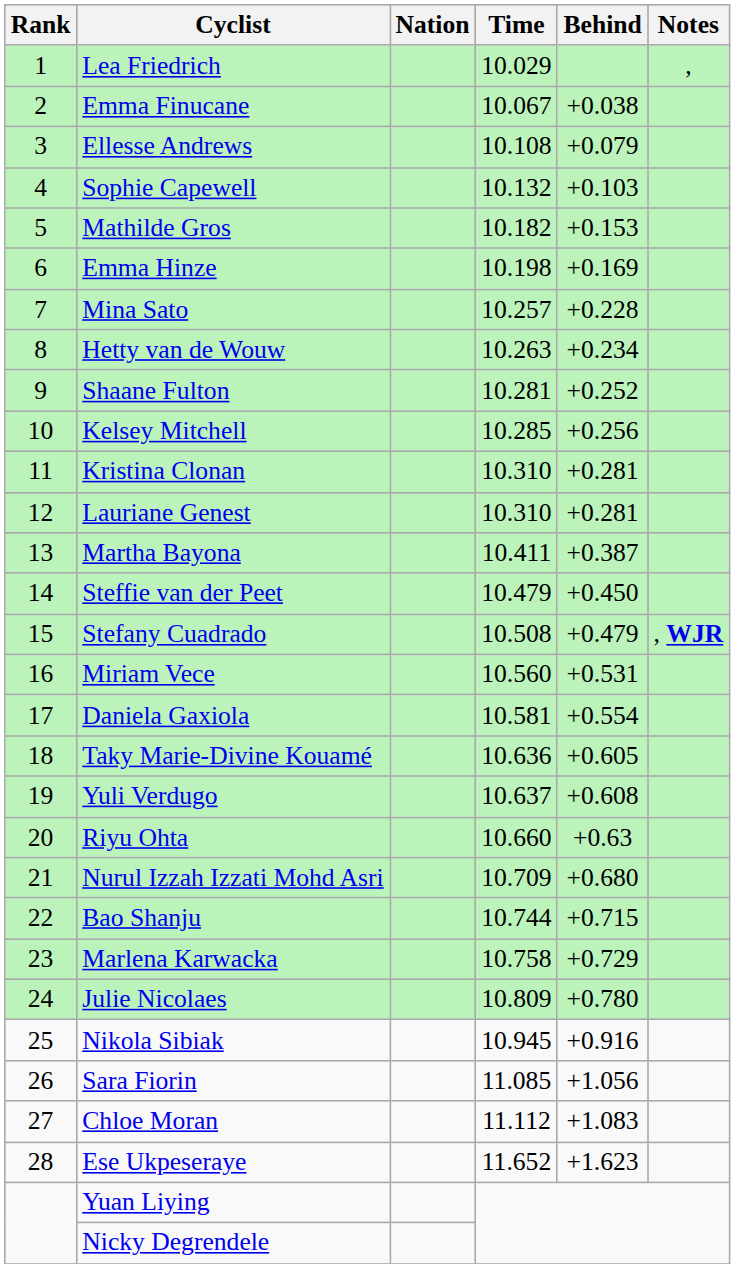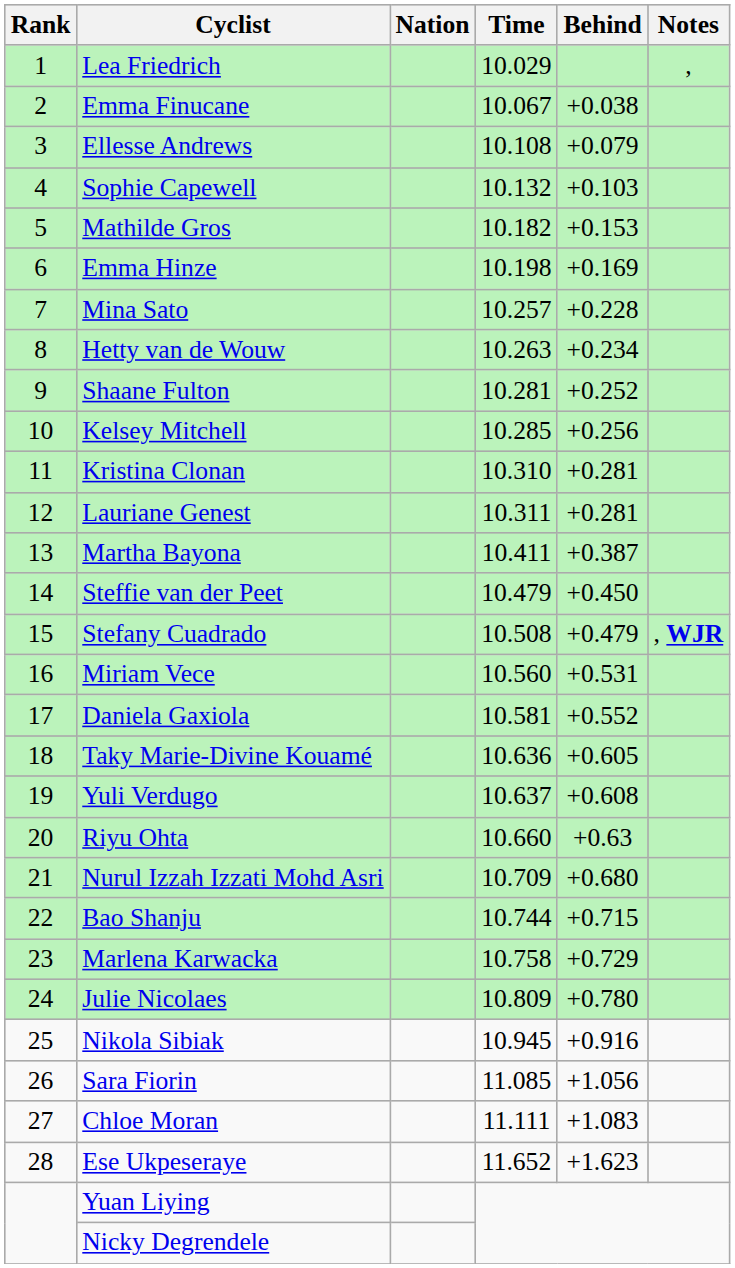(516, 512) 10.310 -> (516, 512) 10.311
(603, 715) +0.554 -> (603, 715) +0.552
(516, 1120) 11.112 -> (516, 1120) 11.111
